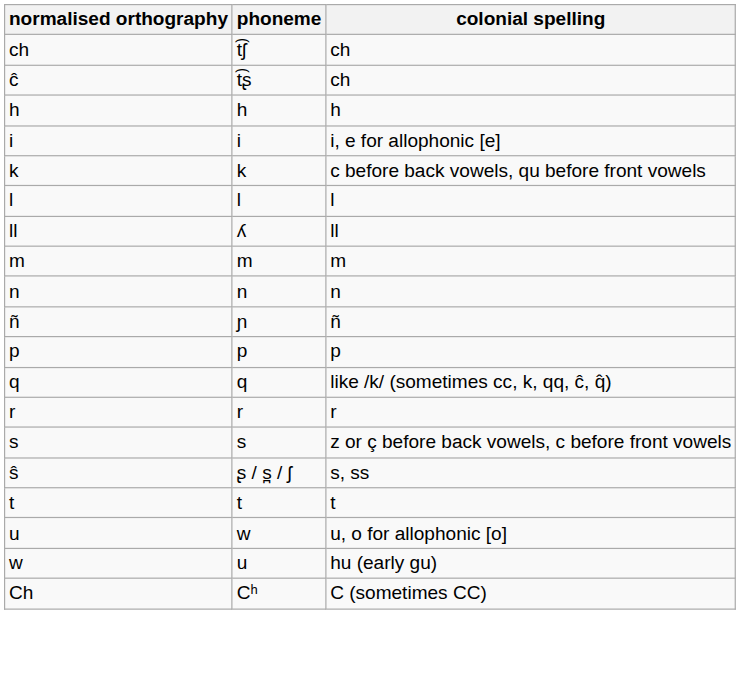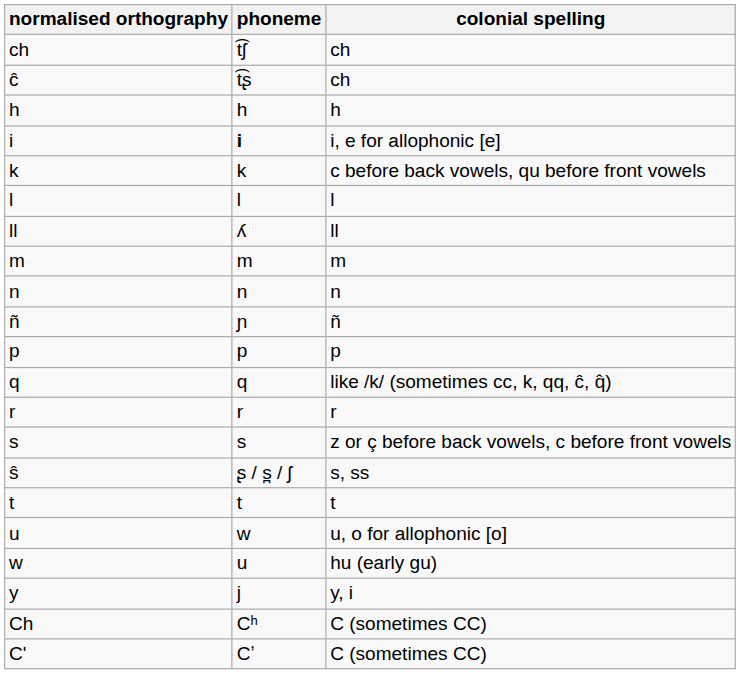(239, 140) normal -> (239, 140) bold
+ row: (14, 593)
+ row: (18, 653)
